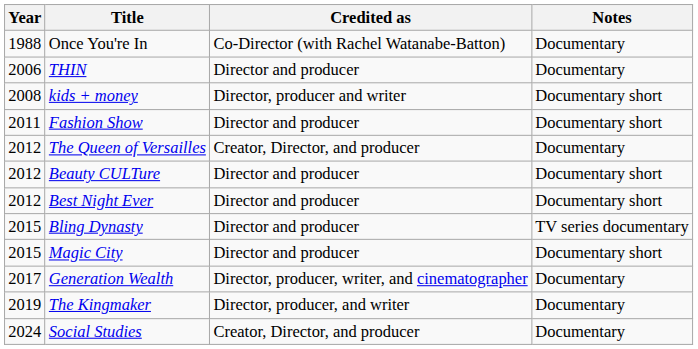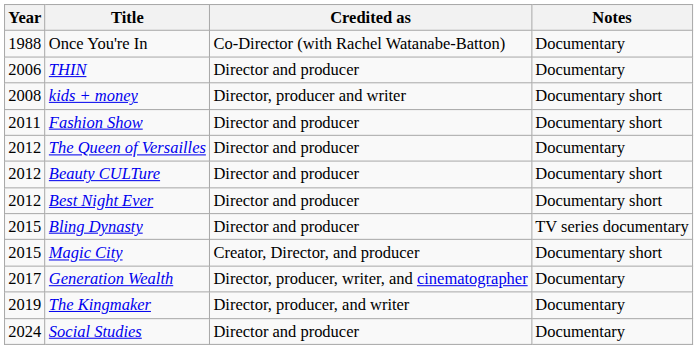(316, 148) Creator, Director, and producer -> (286, 148) Director and producer
(286, 252) Director and producer -> (316, 252) Creator, Director, and producer
(316, 331) Creator, Director, and producer -> (286, 331) Director and producer
